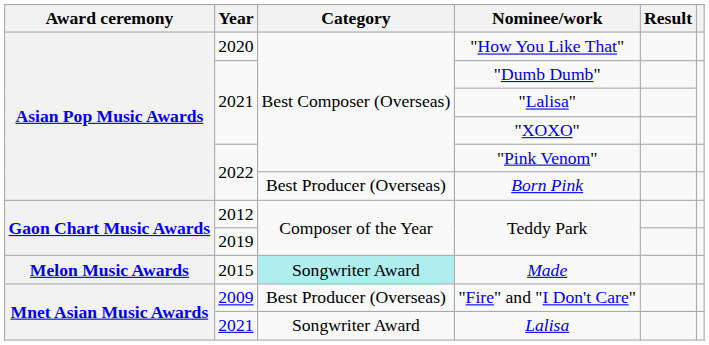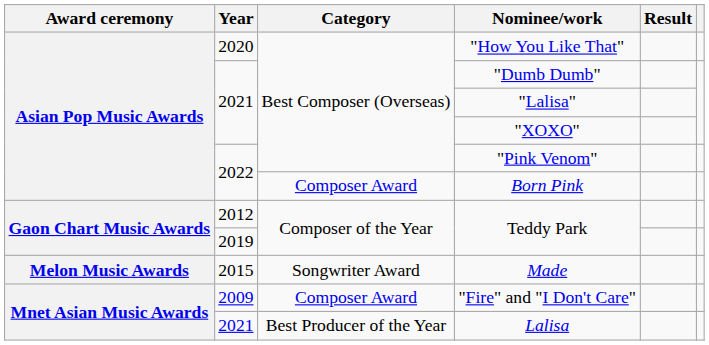(356, 185) Best Producer (Overseas) -> (356, 185) Composer Award
(356, 269) paleturquoise background -> (356, 269) no background
(356, 297) Best Producer (Overseas) -> (356, 297) Composer Award
(356, 325) Songwriter Award -> (356, 325) Best Producer of the Year
